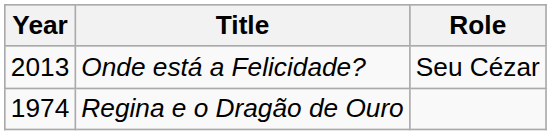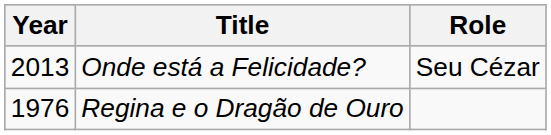(40, 108) 1974 -> (40, 108) 1976
